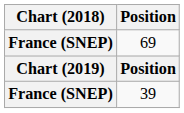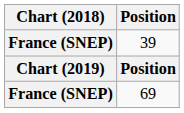rows swapped: (148, 94) <-> (148, 42)
